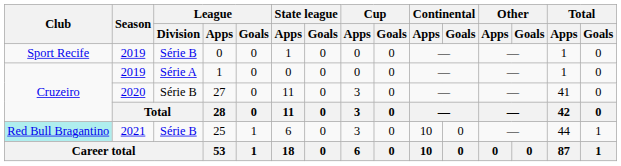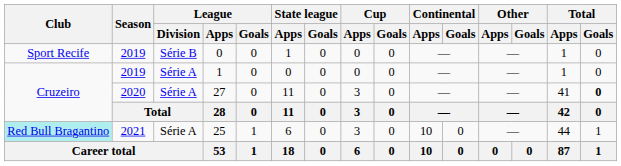(178, 92) Série B -> (178, 92) Série A
(598, 92) normal -> (598, 92) bold
(178, 131) Série B -> (178, 131) Série A
